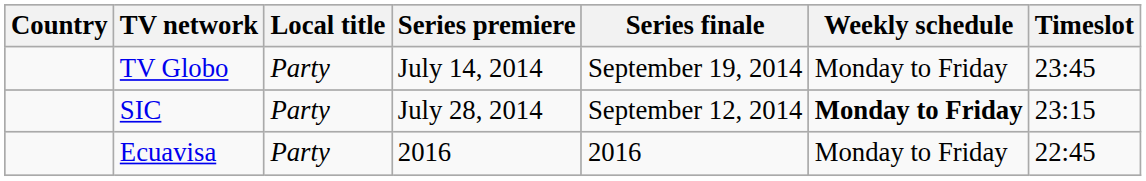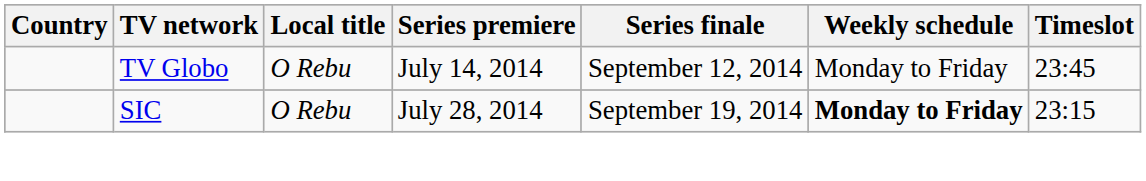(300, 68) Party -> (311, 68) O Rebu
(695, 68) September 19, 2014 -> (695, 68) September 12, 2014
(300, 110) Party -> (311, 110) O Rebu
(695, 110) September 12, 2014 -> (695, 110) September 19, 2014
- row: (168, 152)
